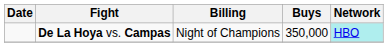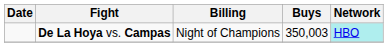(307, 32) 350,000 -> (307, 32) 350,003
